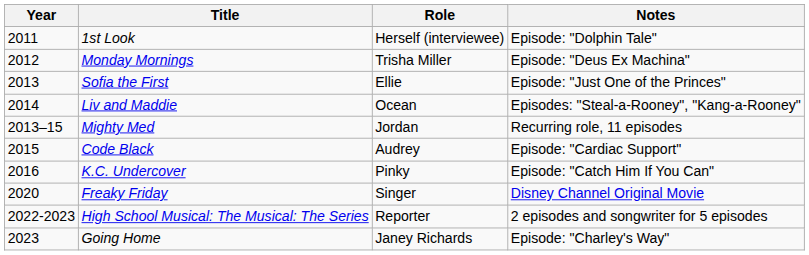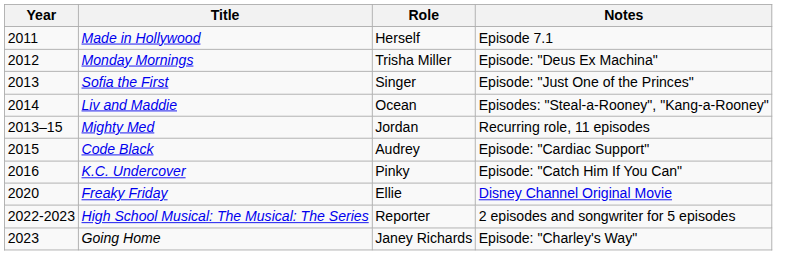- row: (108, 37)
+ row: (141, 37)
(388, 82) Ellie -> (396, 82) Singer
(396, 194) Singer -> (388, 194) Ellie
